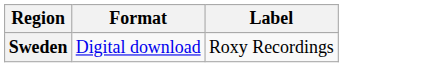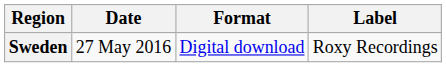+ column: (123, 18)
